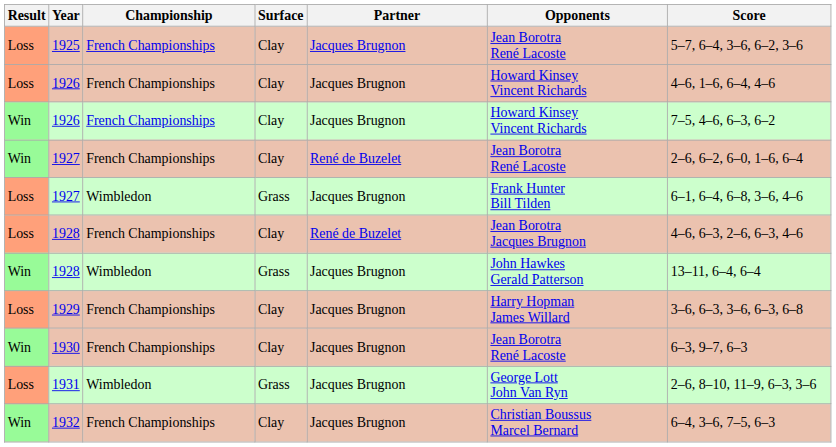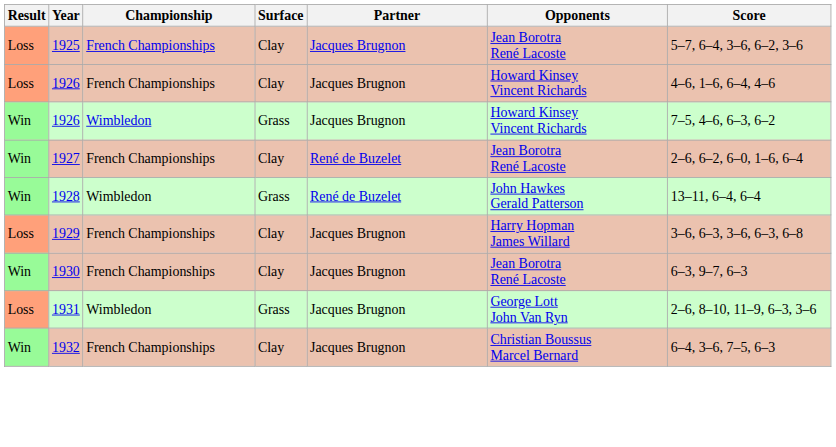(151, 120) French Championships -> (119, 120) Wimbledon
(271, 120) Clay -> (274, 120) Grass
- row: (21, 196)
- row: (21, 234)
(358, 271) Jacques Brugnon -> (356, 196) René de Buzelet
